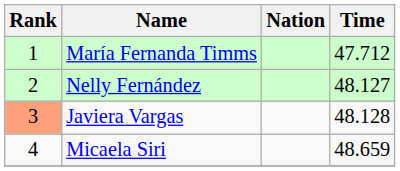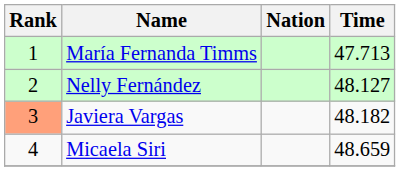(362, 52) 47.712 -> (362, 52) 47.713
(362, 117) 48.128 -> (362, 117) 48.182
